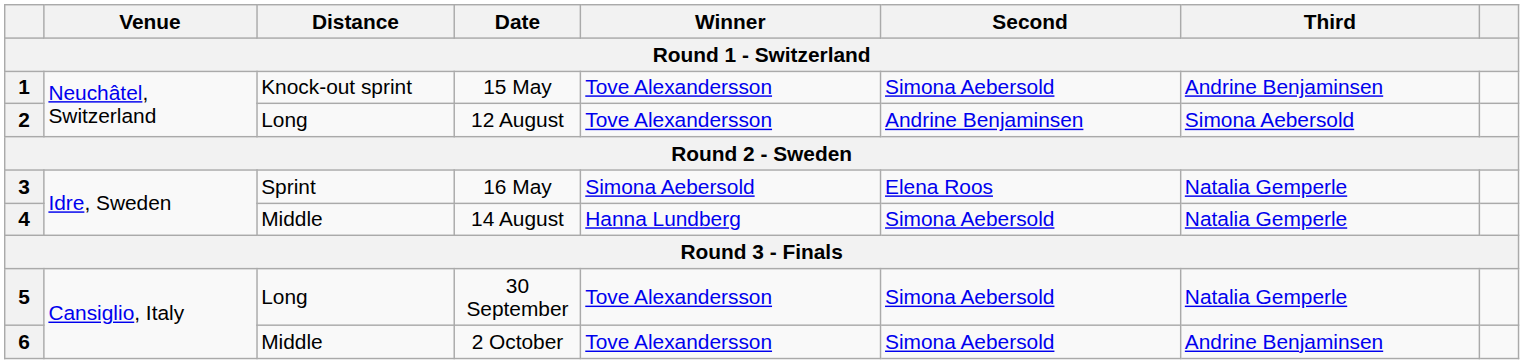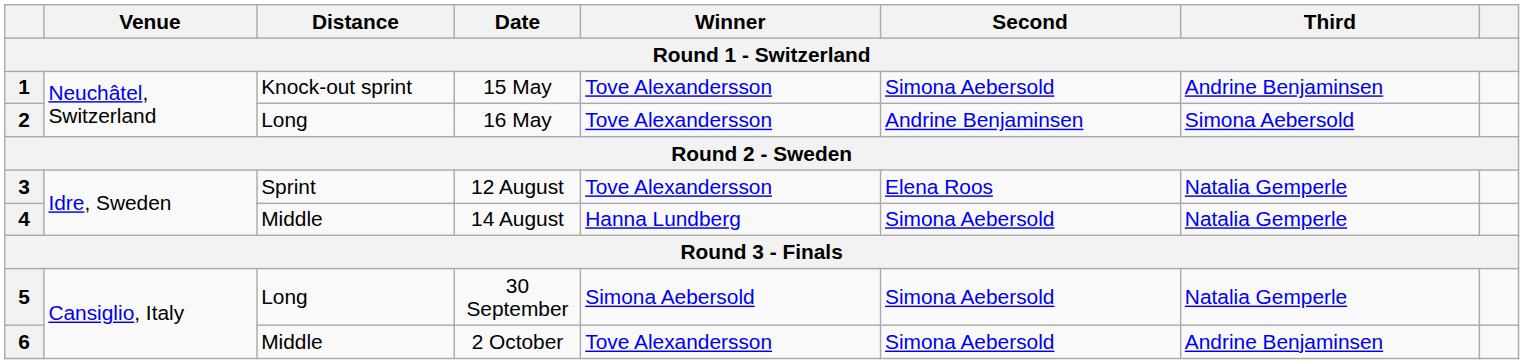(517, 121) 12 August -> (517, 121) 16 May
(517, 187) 16 May -> (517, 187) 12 August
(670, 187) Simona Aebersold -> (679, 187) Tove Alexandersson
(679, 297) Tove Alexandersson -> (670, 297) Simona Aebersold
